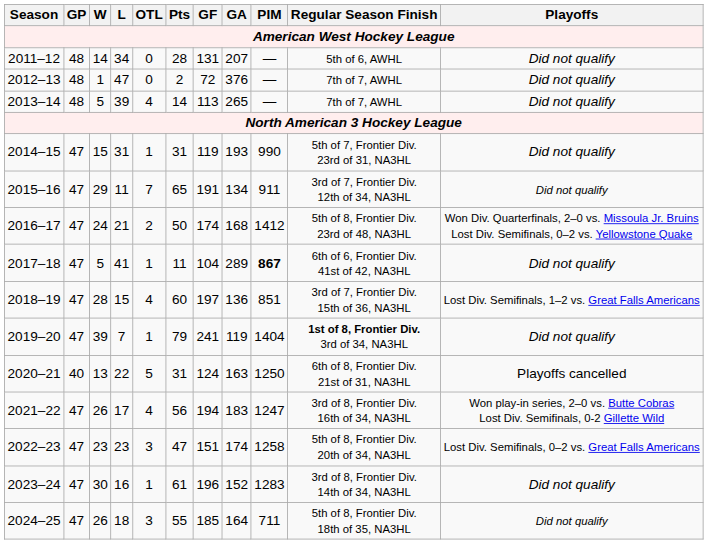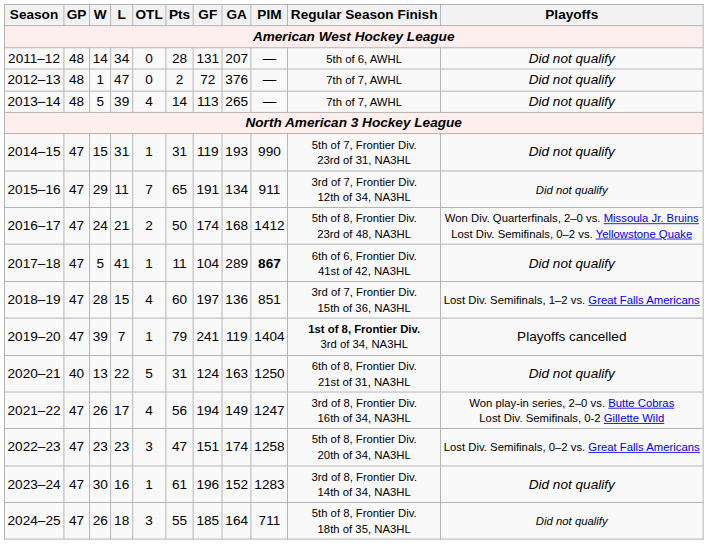(572, 336) Did not qualify -> (572, 336) Playoffs cancelled
(572, 373) Playoffs cancelled -> (572, 373) Did not qualify
(237, 410) 183 -> (237, 410) 149
